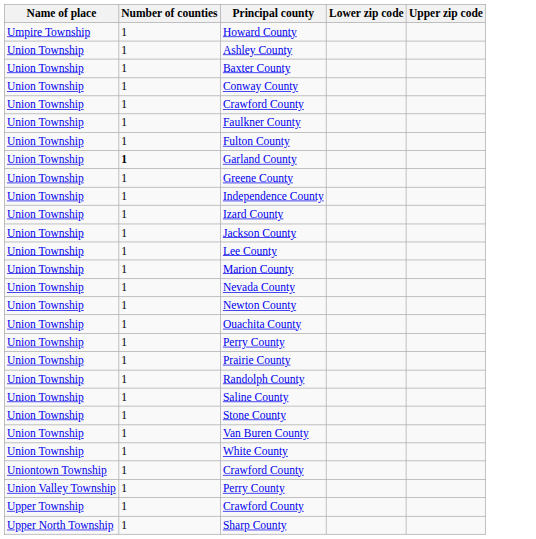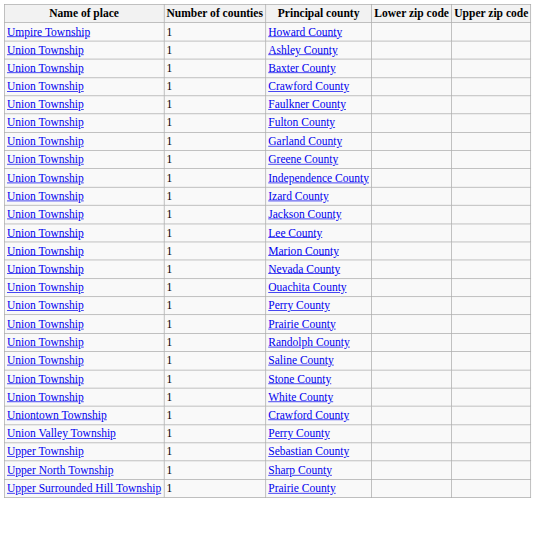- row: (45, 86)
(124, 159) bold -> (169, 141) normal
- row: (45, 305)
- row: (45, 433)
- row: (45, 506)
+ row: (45, 452)
+ row: (84, 488)
